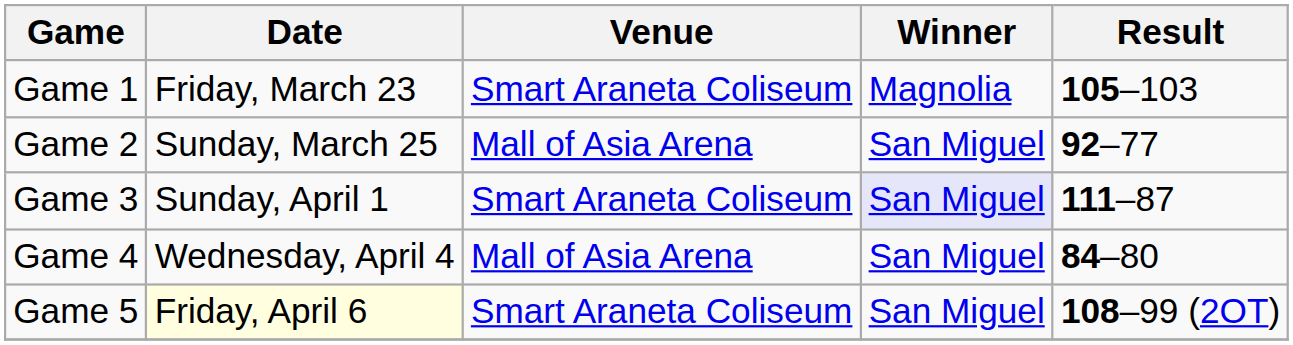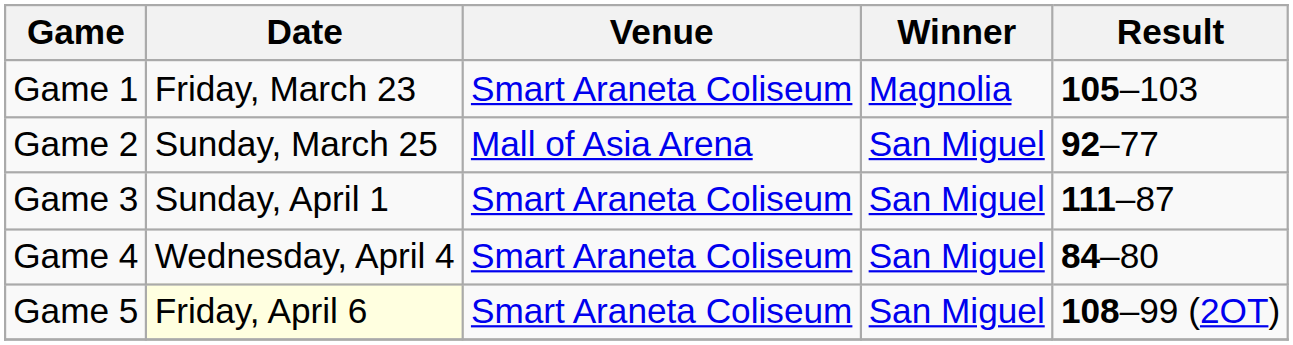(957, 199) lavender background -> (957, 199) no background
(612, 255) Mall of Asia Arena -> (662, 255) Smart Araneta Coliseum
